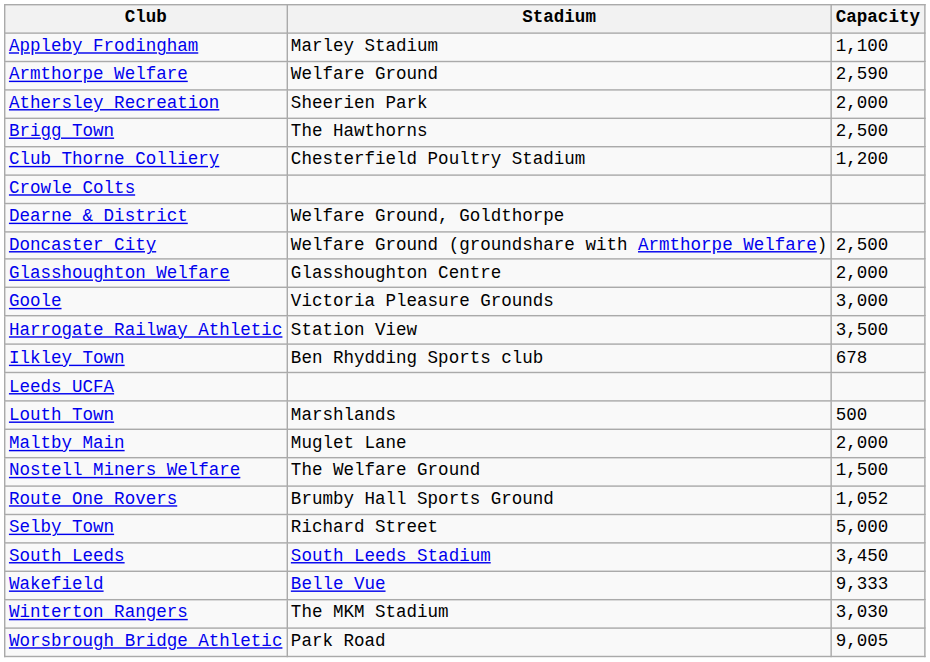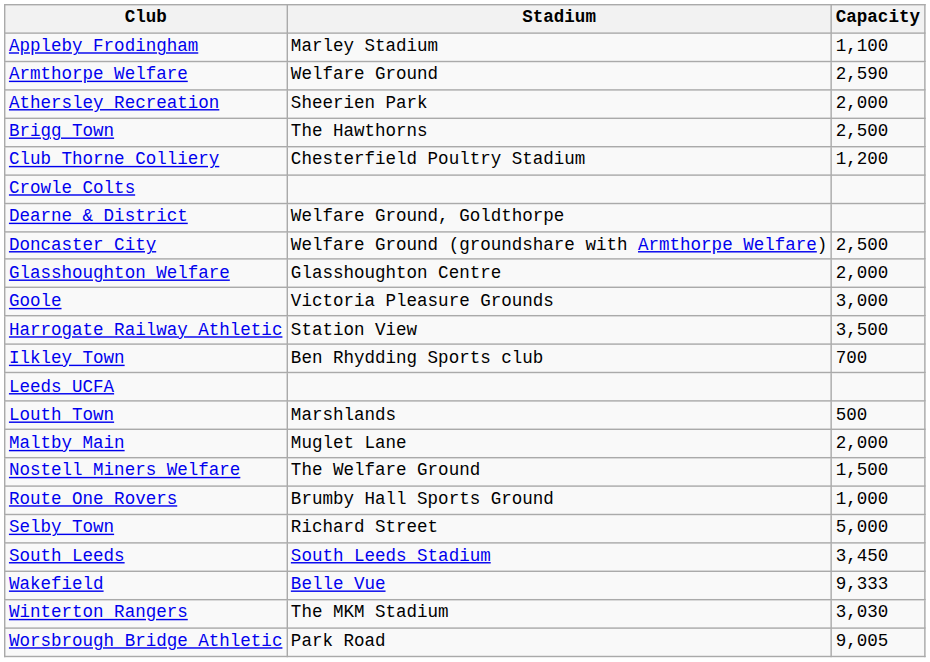(852, 359) 678 -> (852, 359) 700
(862, 501) 1,052 -> (862, 501) 1,000
